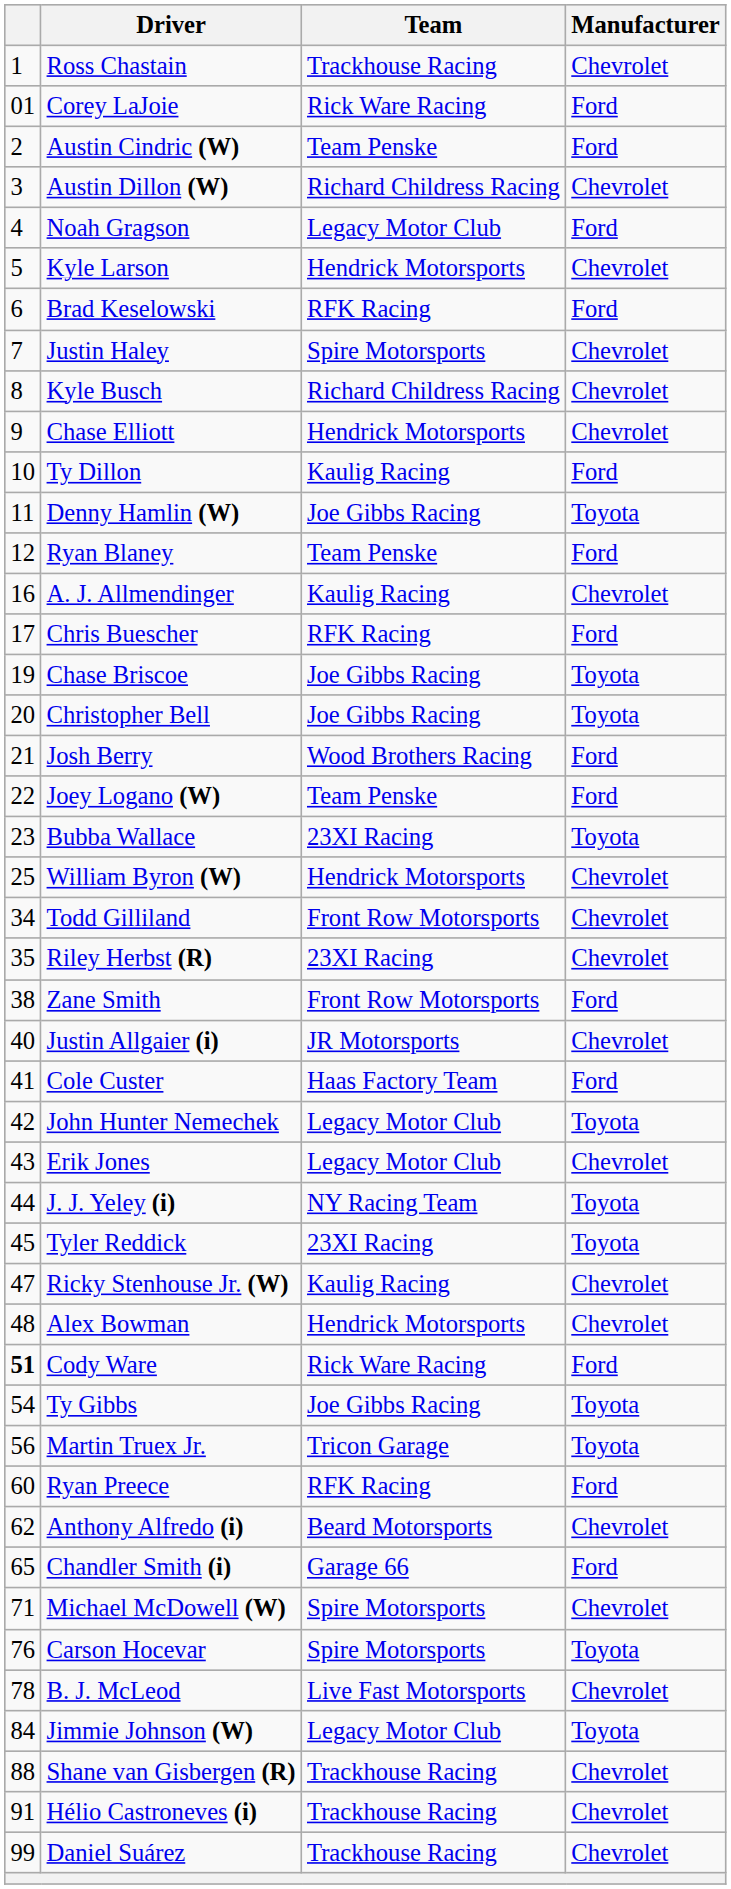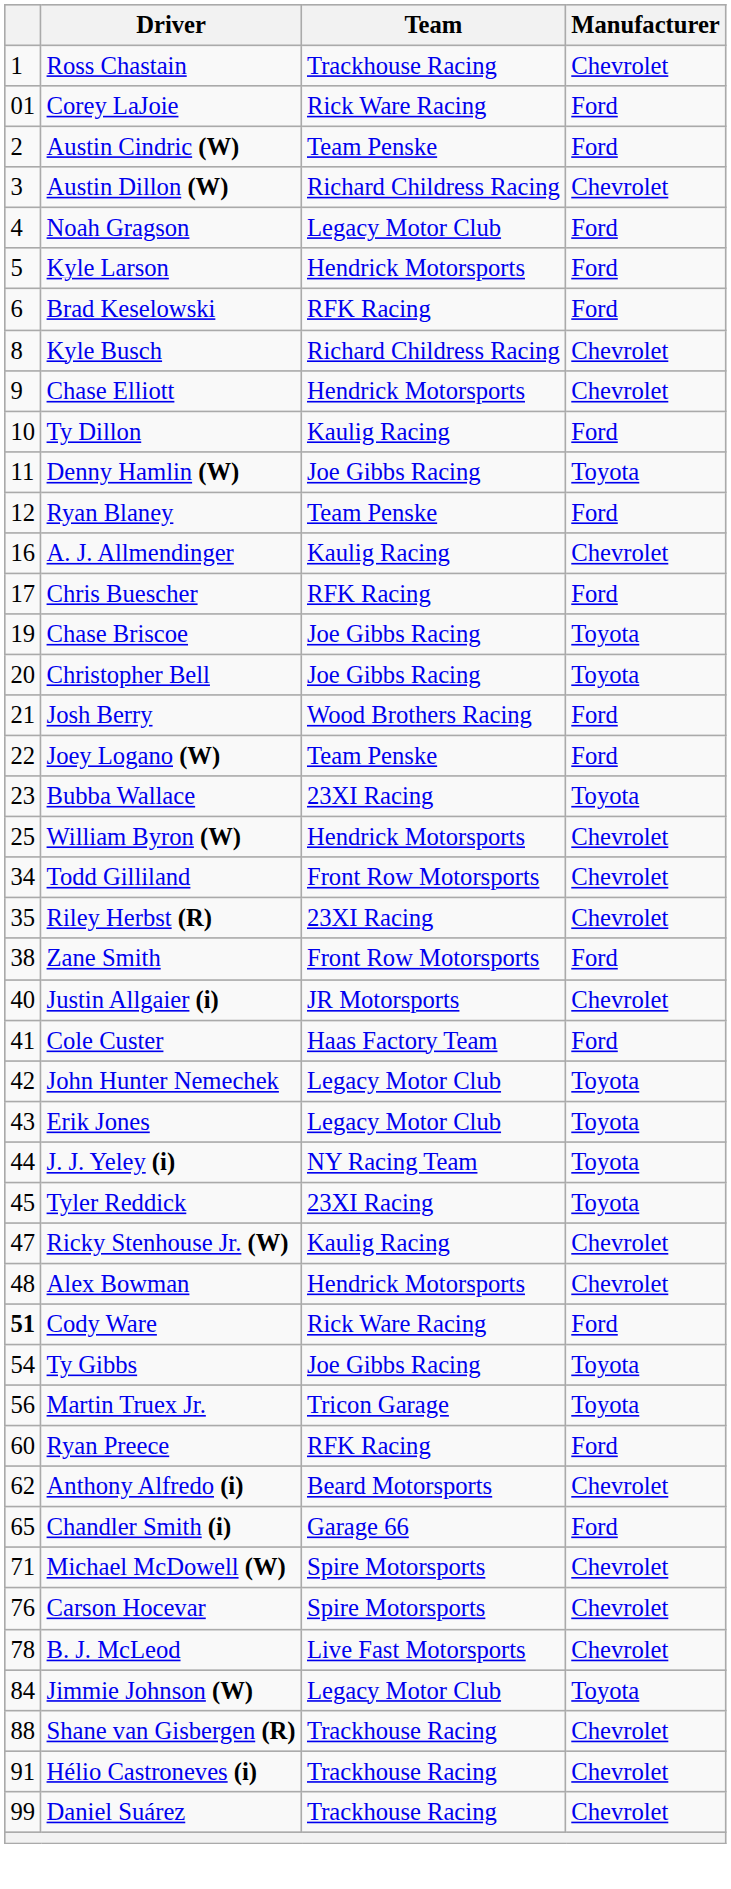(620, 268) Chevrolet -> (595, 268) Ford
- row: (108, 349)
(620, 1161) Chevrolet -> (605, 1121) Toyota
(605, 1649) Toyota -> (620, 1608) Chevrolet
